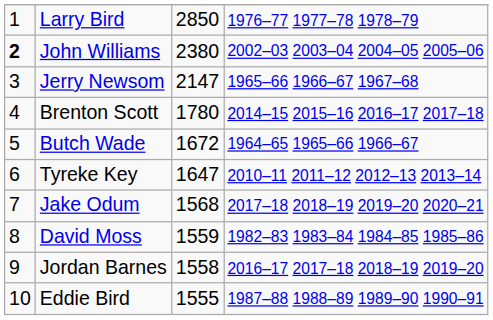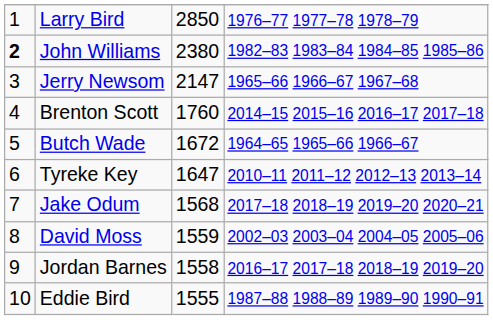(356, 51) 2002–03 2003–04 2004–05 2005–06 -> (356, 51) 1982–83 1983–84 1984–85 1985–86
(197, 112) 1780 -> (197, 112) 1760
(356, 237) 1982–83 1983–84 1984–85 1985–86 -> (356, 237) 2002–03 2003–04 2004–05 2005–06
